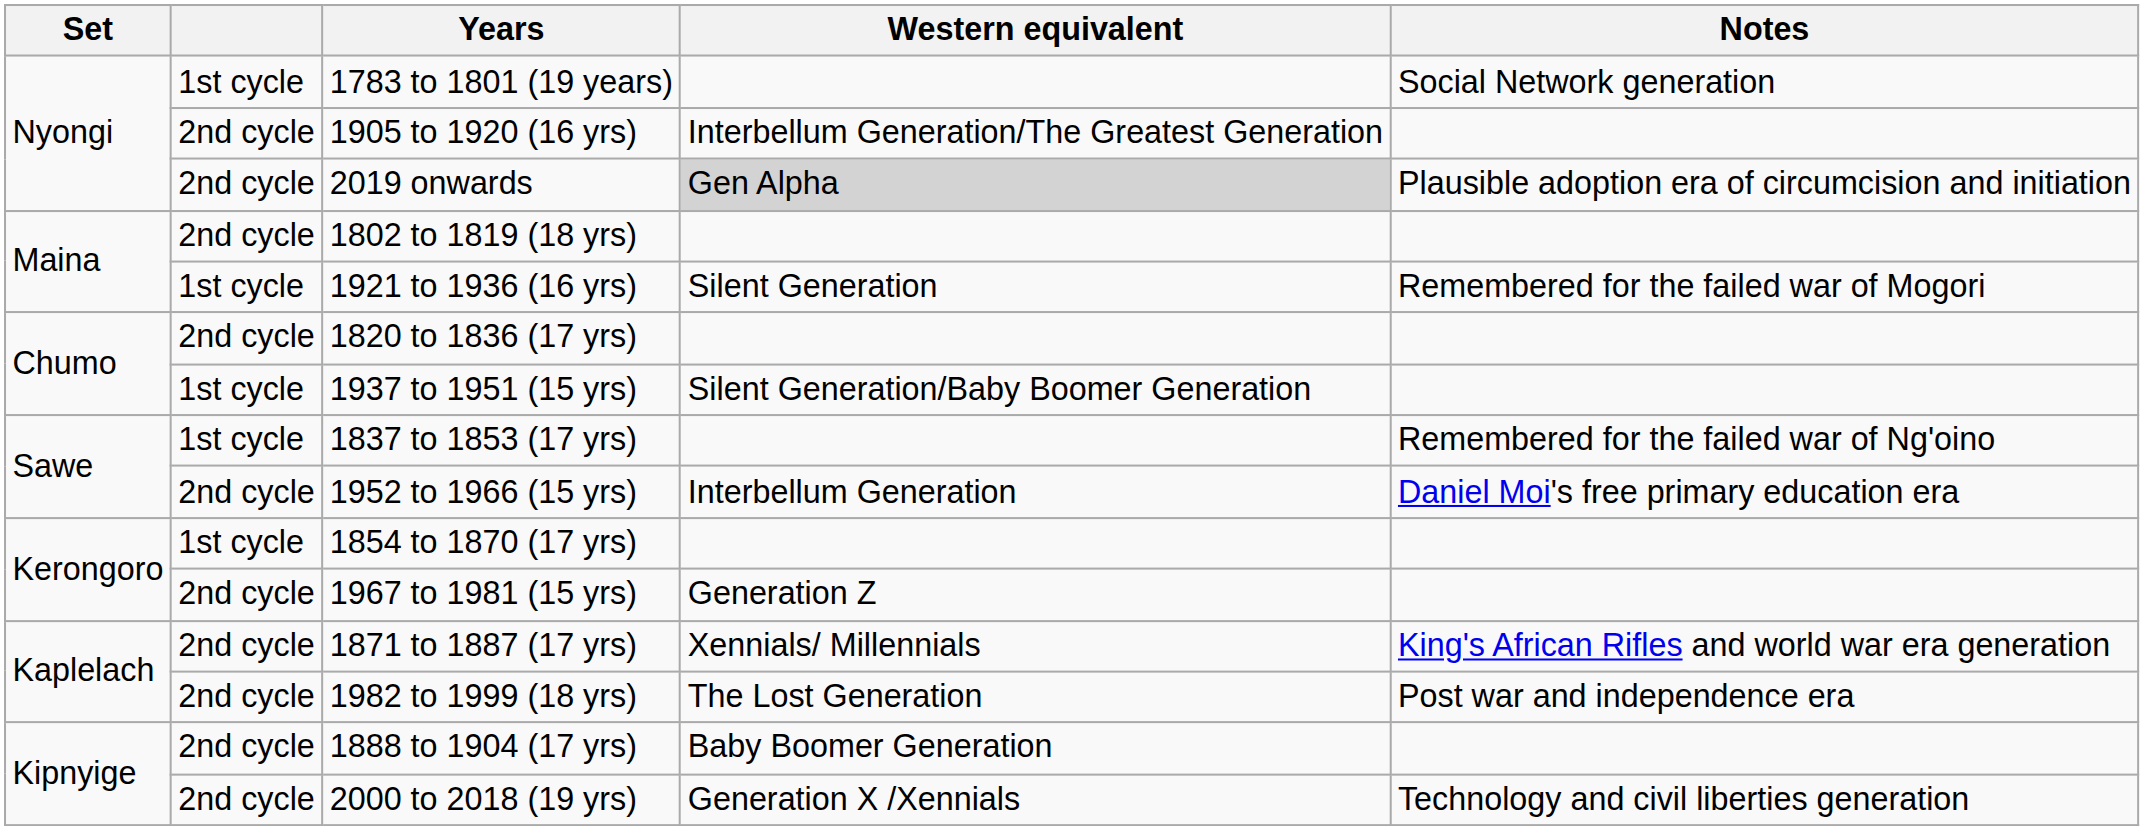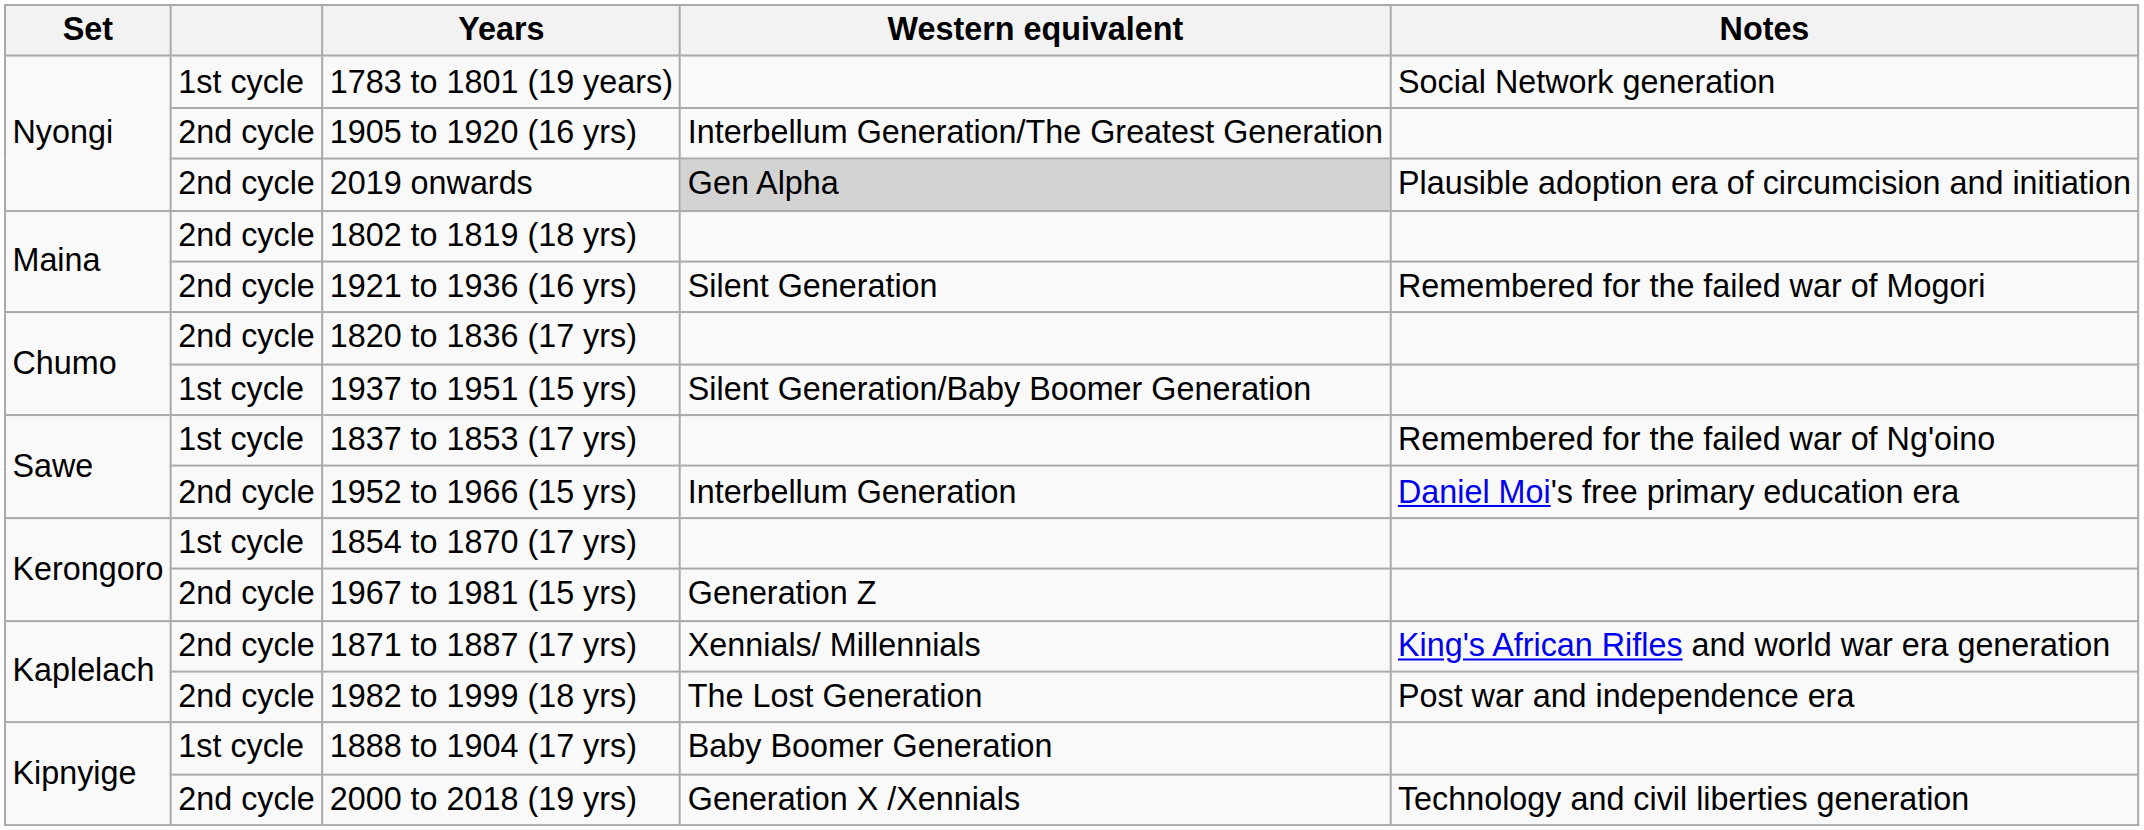(241, 286) 1st cycle -> (247, 286) 2nd cycle
(247, 747) 2nd cycle -> (241, 747) 1st cycle
